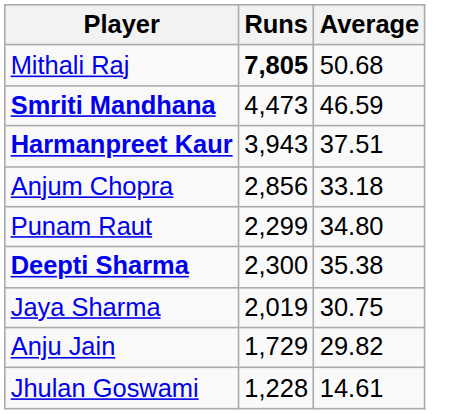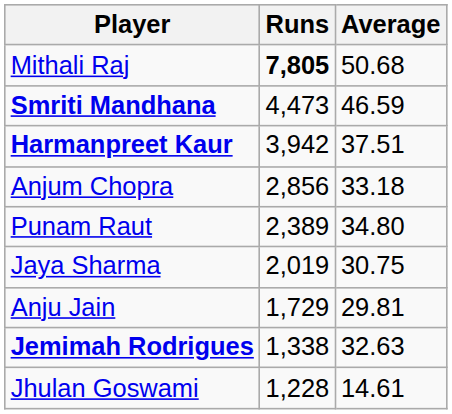(276, 145) 3,943 -> (297, 145) 3,942
(276, 226) 2,299 -> (297, 226) 2,389
- row: (100, 266)
(352, 347) 29.82 -> (373, 307) 29.81
+ row: (132, 347)
